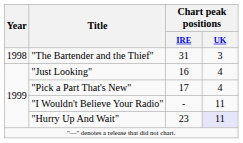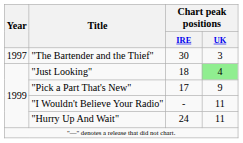(17, 55) 1998 -> (17, 55) 1997
(184, 55) 31 -> (184, 55) 30
(184, 71) 16 -> (184, 71) 18
(220, 71) no background -> (220, 71) lightgreen background
(220, 87) 4 -> (220, 87) 9
(184, 119) 23 -> (184, 119) 24
(220, 119) lavender background -> (220, 119) no background
